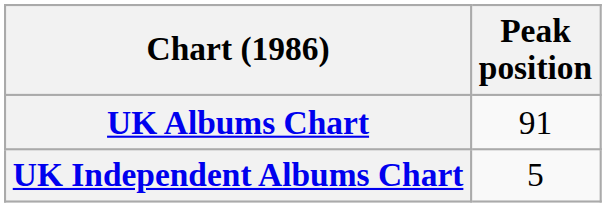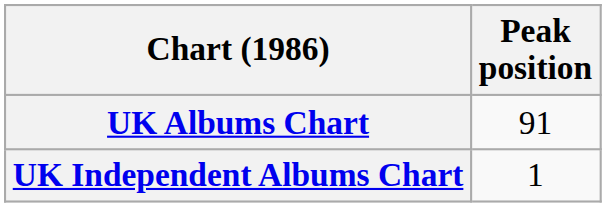(535, 174) 5 -> (535, 174) 1
